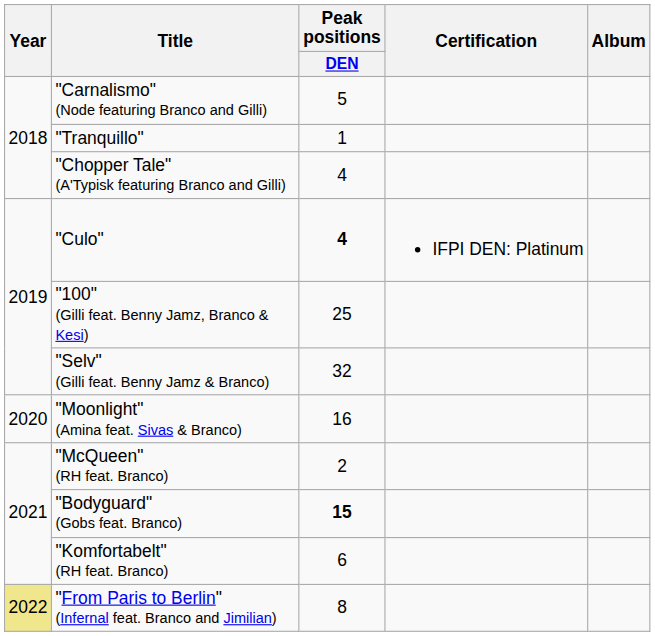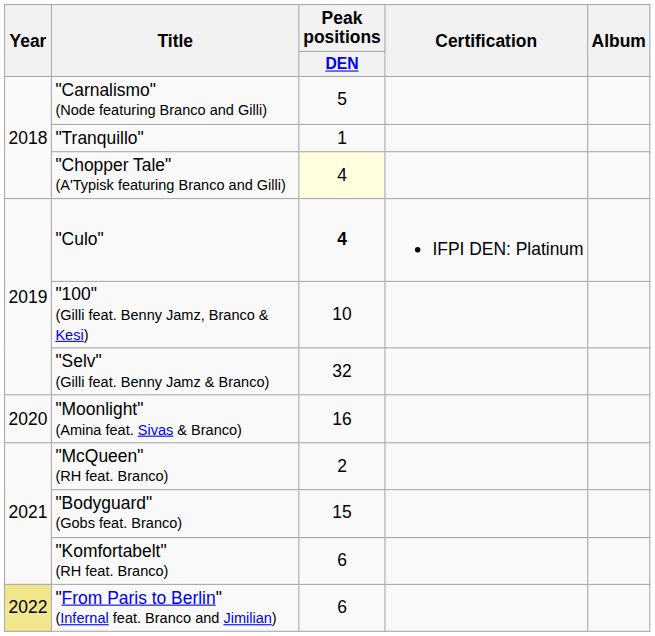(342, 175) no background -> (342, 175) lightyellow background
(342, 314) 25 -> (342, 314) 10
(342, 513) bold -> (342, 513) normal
(342, 607) 8 -> (342, 607) 6
